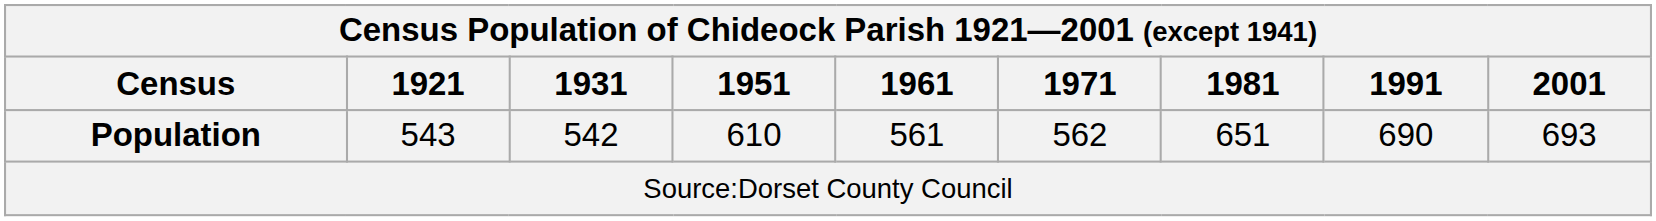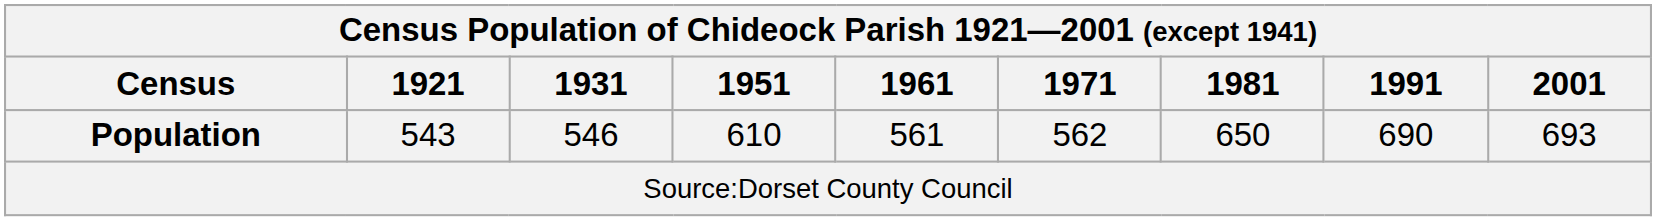(591, 135) 542 -> (591, 135) 546
(1243, 135) 651 -> (1243, 135) 650
